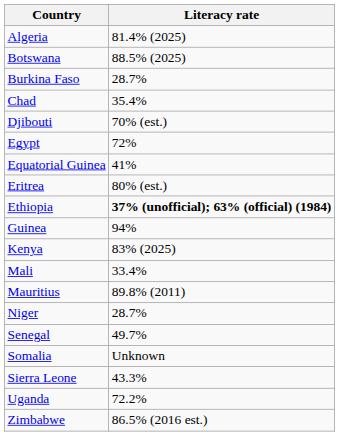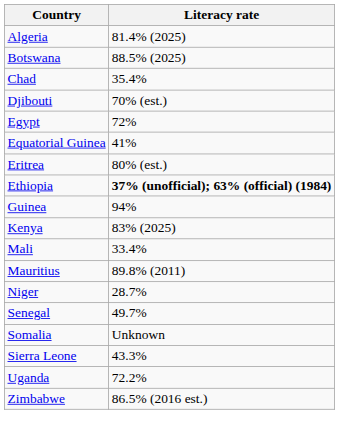- row: (44, 79)
